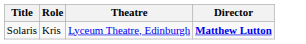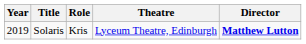+ column: (18, 13)
